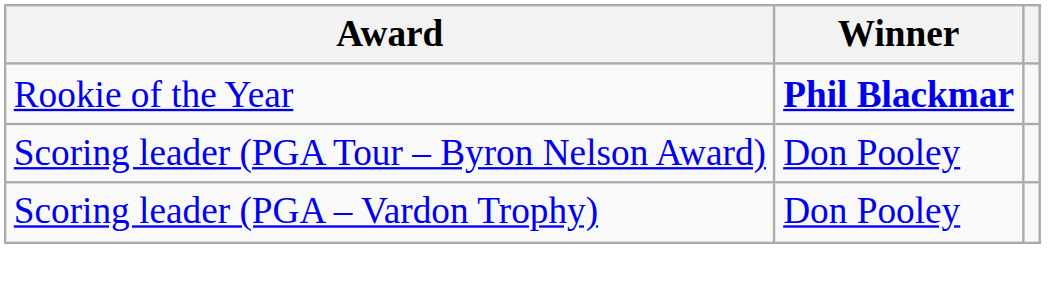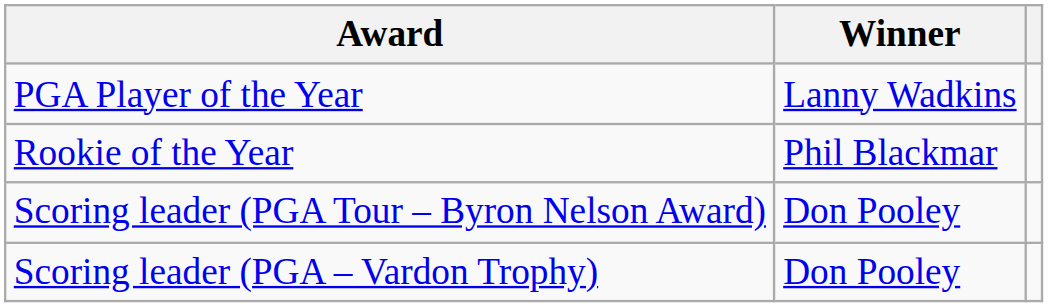+ row: (188, 93)
(899, 93) bold -> (890, 152) normal
